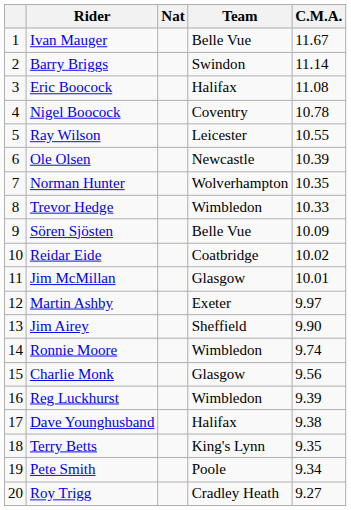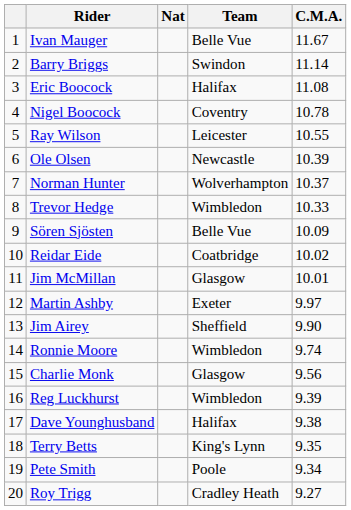(312, 183) 10.35 -> (312, 183) 10.37
